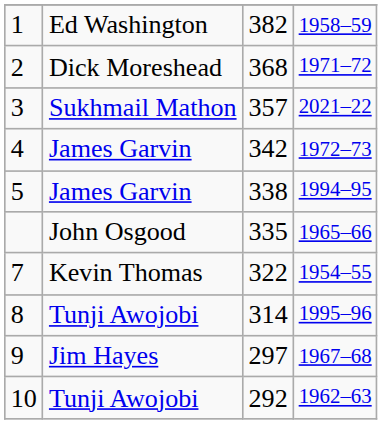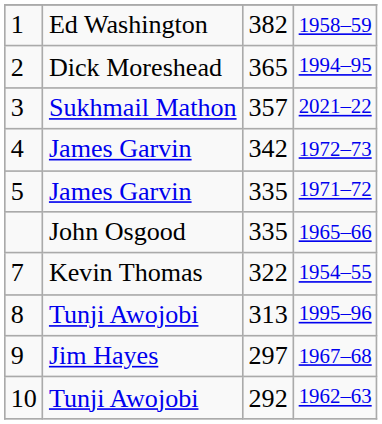(268, 66) 368 -> (268, 66) 365
(335, 66) 1971–72 -> (335, 66) 1994–95
(268, 190) 338 -> (268, 190) 335
(335, 190) 1994–95 -> (335, 190) 1971–72
(268, 314) 314 -> (268, 314) 313
